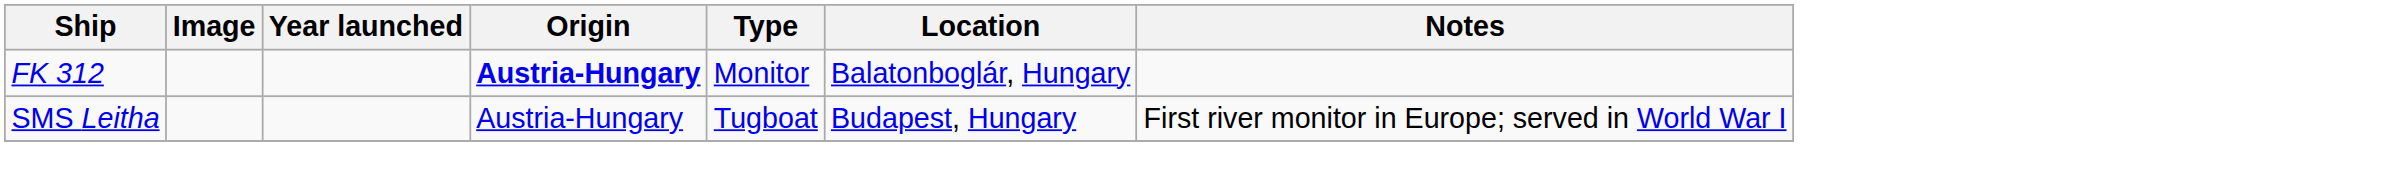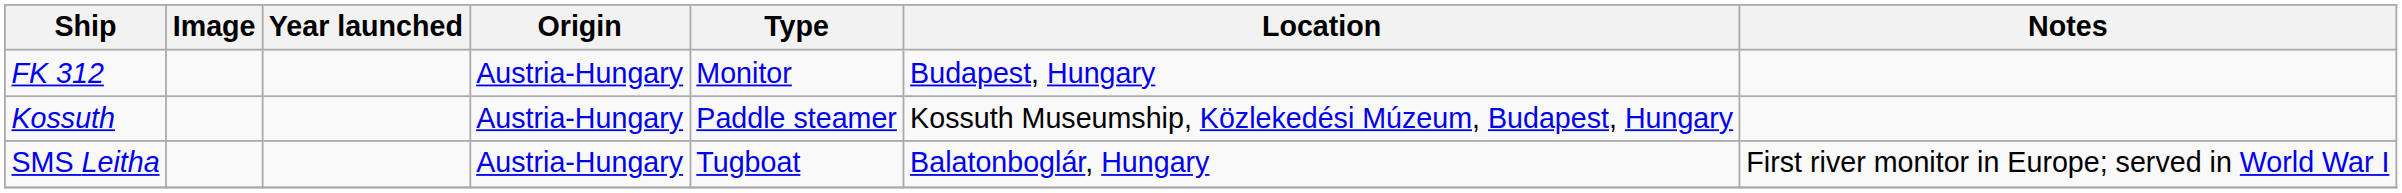(588, 72) bold -> (580, 72) normal
(981, 72) Balatonboglár, Hungary -> (1033, 72) Budapest, Hungary
+ row: (63, 118)
(954, 118) Budapest, Hungary -> (1060, 163) Balatonboglár, Hungary
